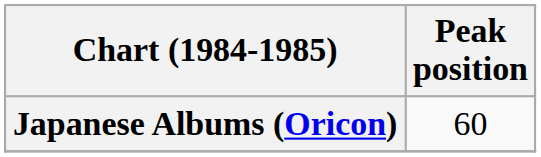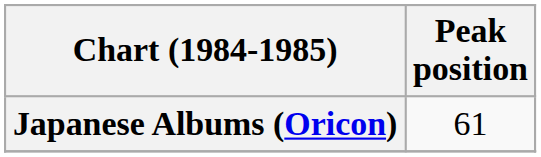(470, 123) 60 -> (470, 123) 61
